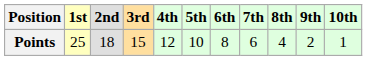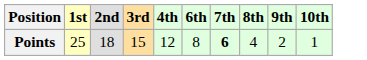- column: (196, 16)
(253, 42) normal -> (225, 42) bold
